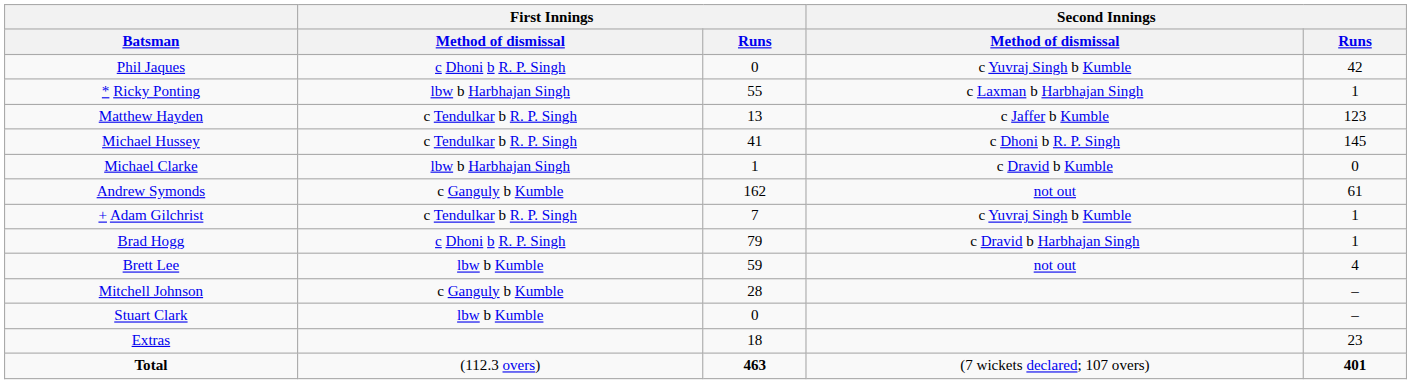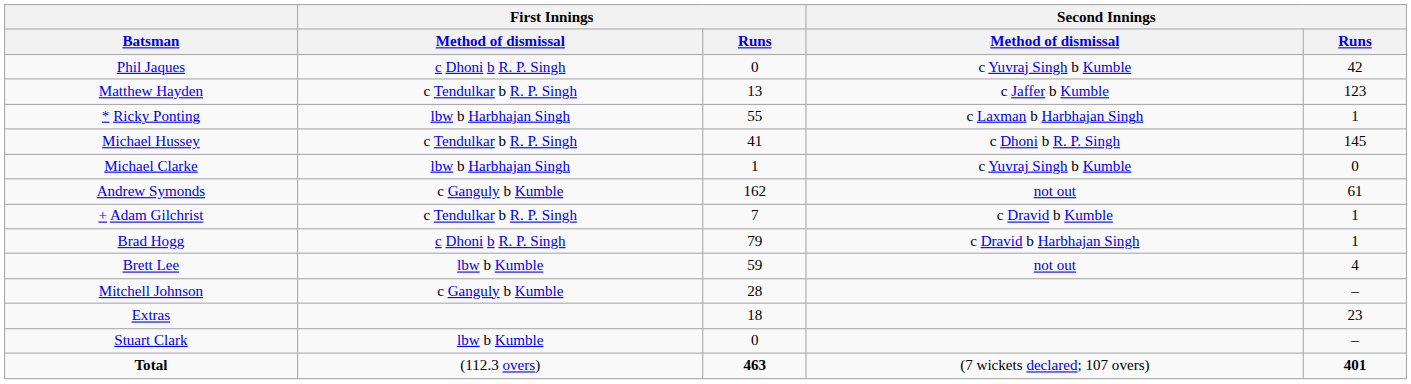rows swapped: (151, 116) <-> (151, 91)
(1055, 165) c Dravid b Kumble -> (1055, 165) c Yuvraj Singh b Kumble
(1055, 215) c Yuvraj Singh b Kumble -> (1055, 215) c Dravid b Kumble
rows swapped: (151, 315) <-> (151, 340)
